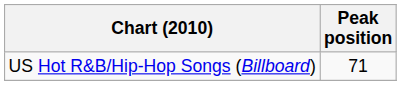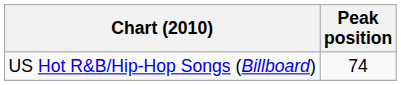(358, 66) 71 -> (358, 66) 74
